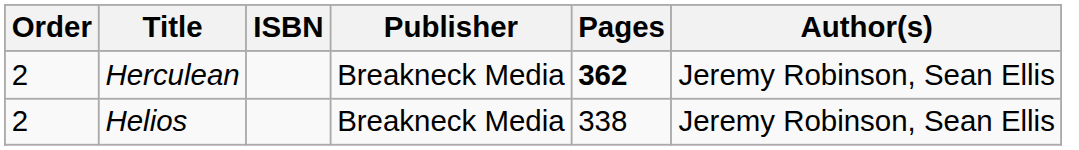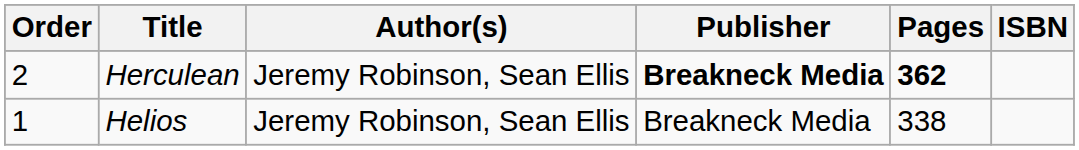columns swapped: (867, 27) <-> (288, 27)
(451, 74) normal -> (763, 74) bold
(20, 121) 2 -> (20, 121) 1
